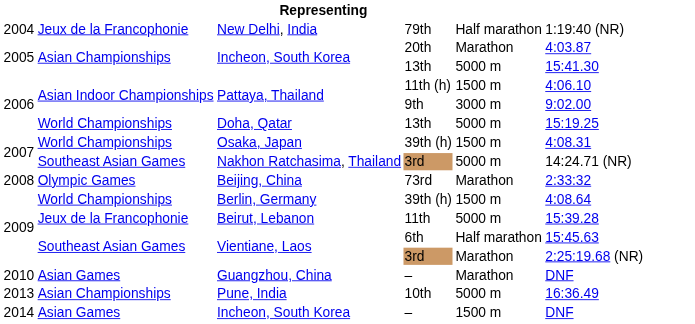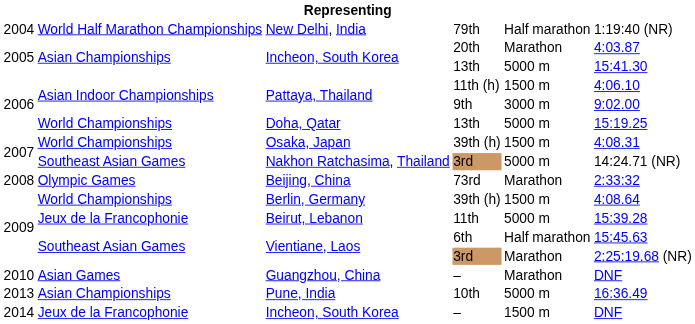(113, 29) Jeux de la Francophonie -> (150, 29) World Half Marathon Championships
(79, 313) Asian Games -> (113, 313) Jeux de la Francophonie
